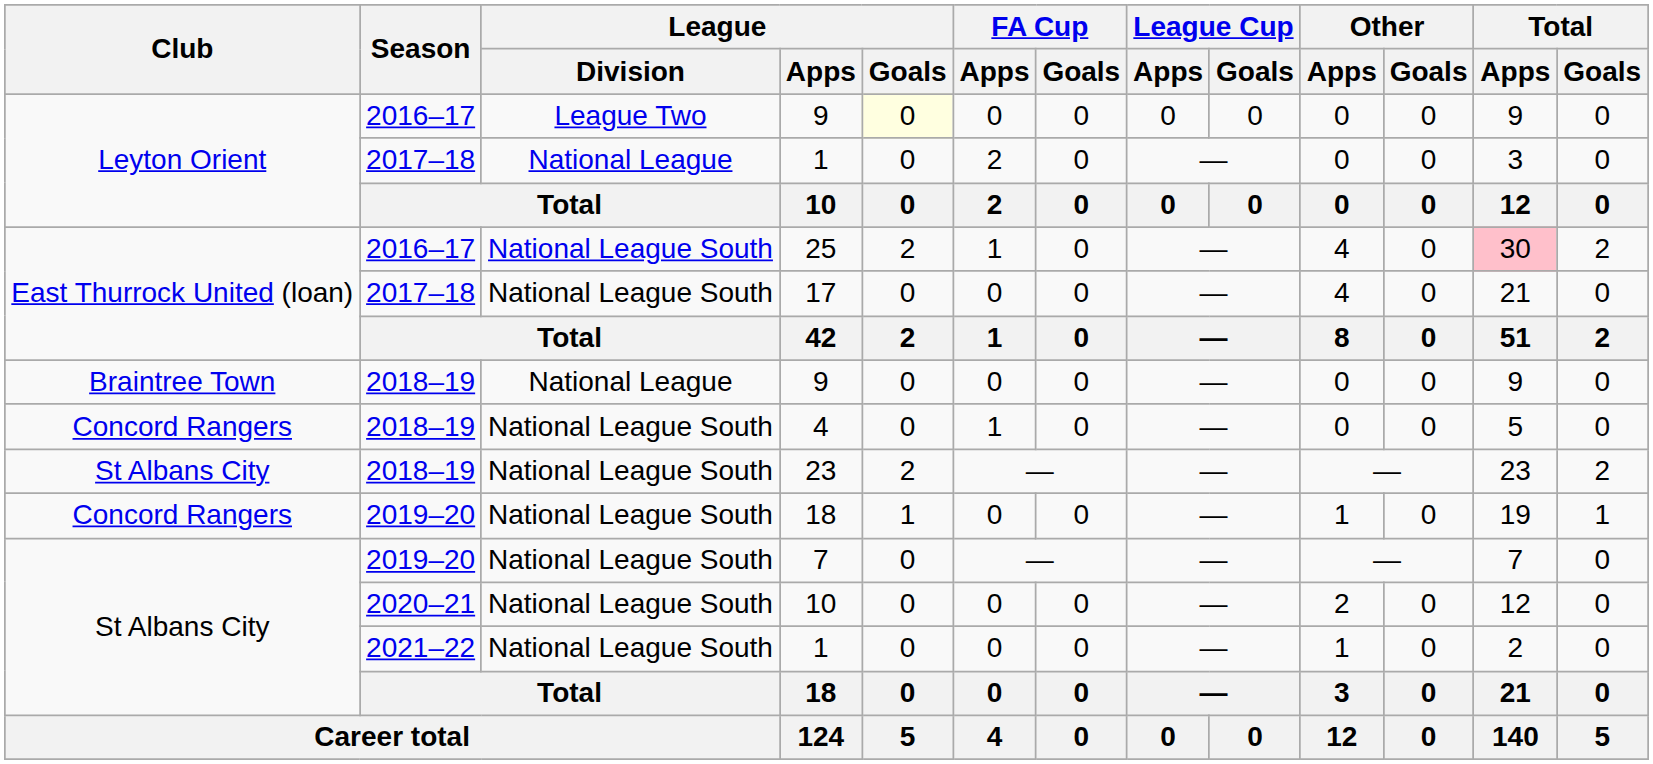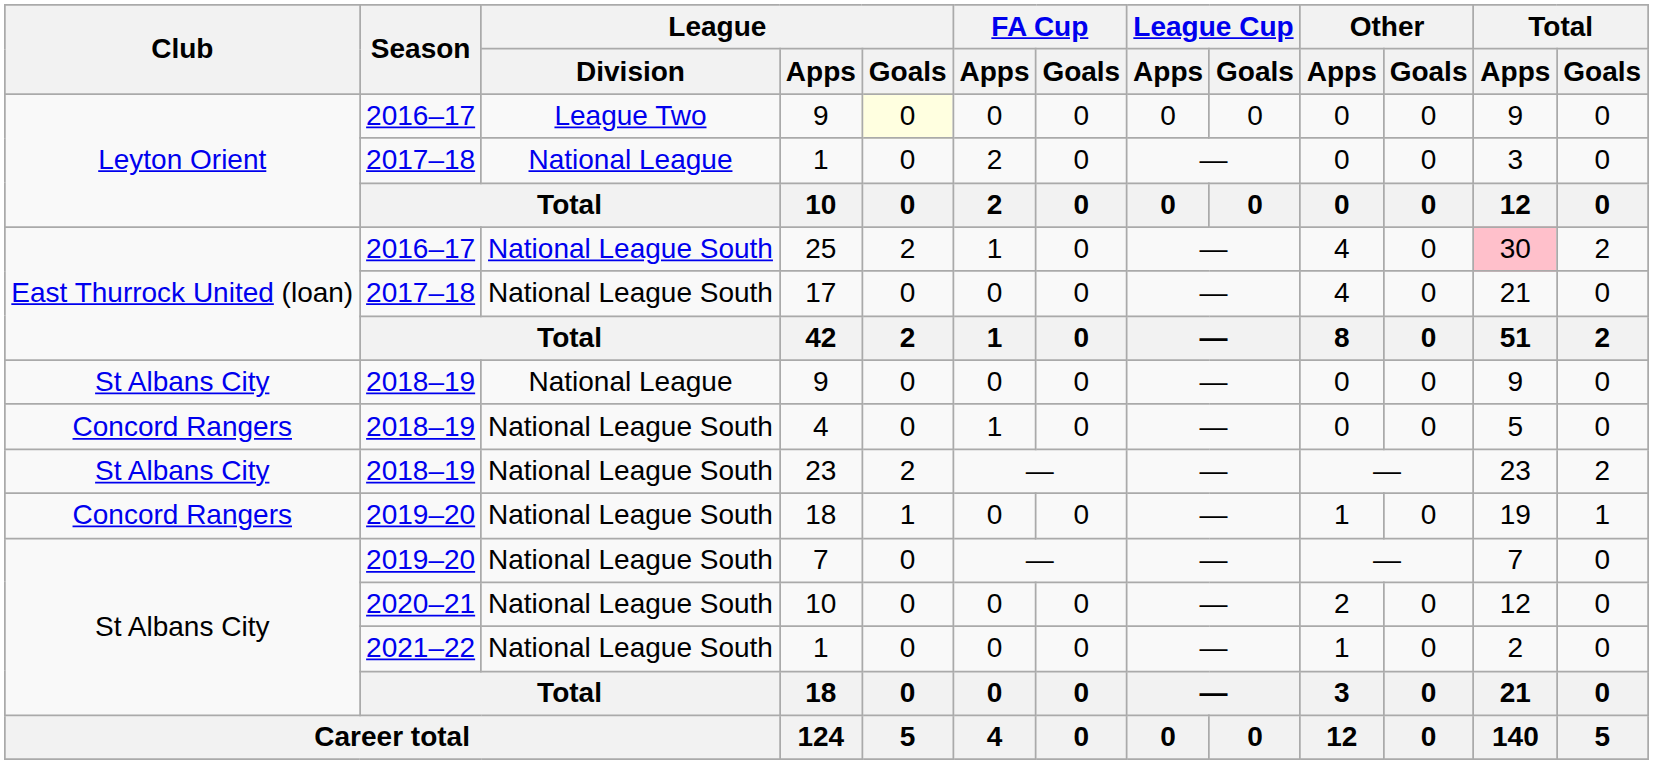(182, 381) Braintree Town -> (182, 381) St Albans City
